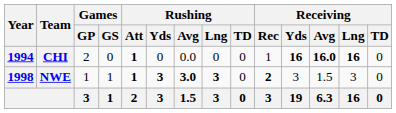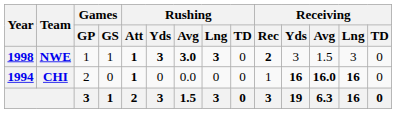rows swapped: (55, 56) <-> (55, 77)
